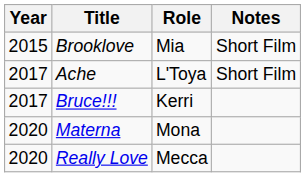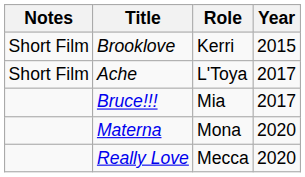columns swapped: (28, 18) <-> (256, 18)
(170, 46) Mia -> (216, 46) Kerri
(175, 102) Kerri -> (211, 102) Mia
